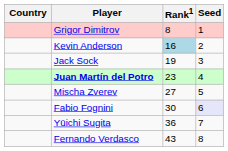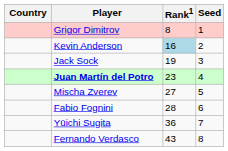(170, 107) 30 -> (170, 107) 28
(201, 107) lavender background -> (201, 107) no background
